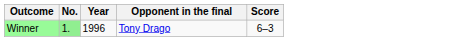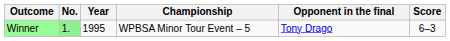+ column: (197, 12)
(94, 28) 1996 -> (94, 28) 1995
